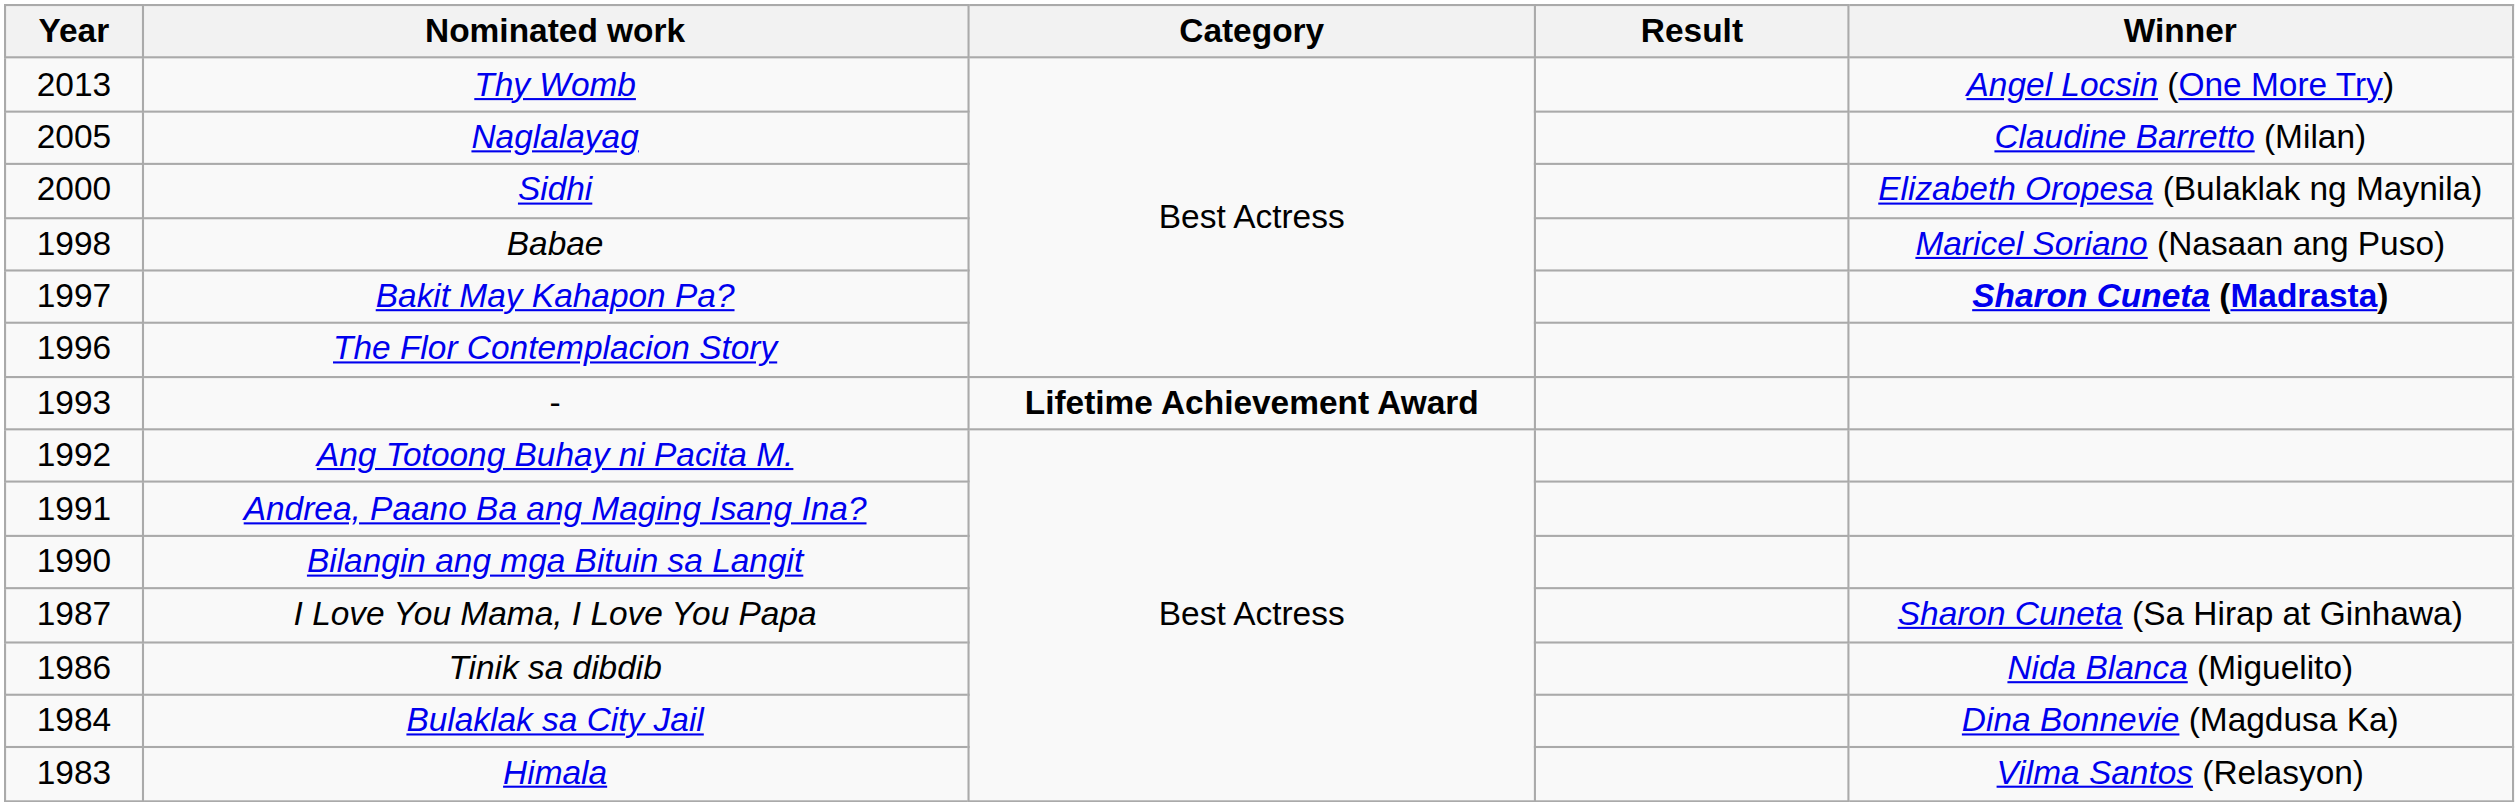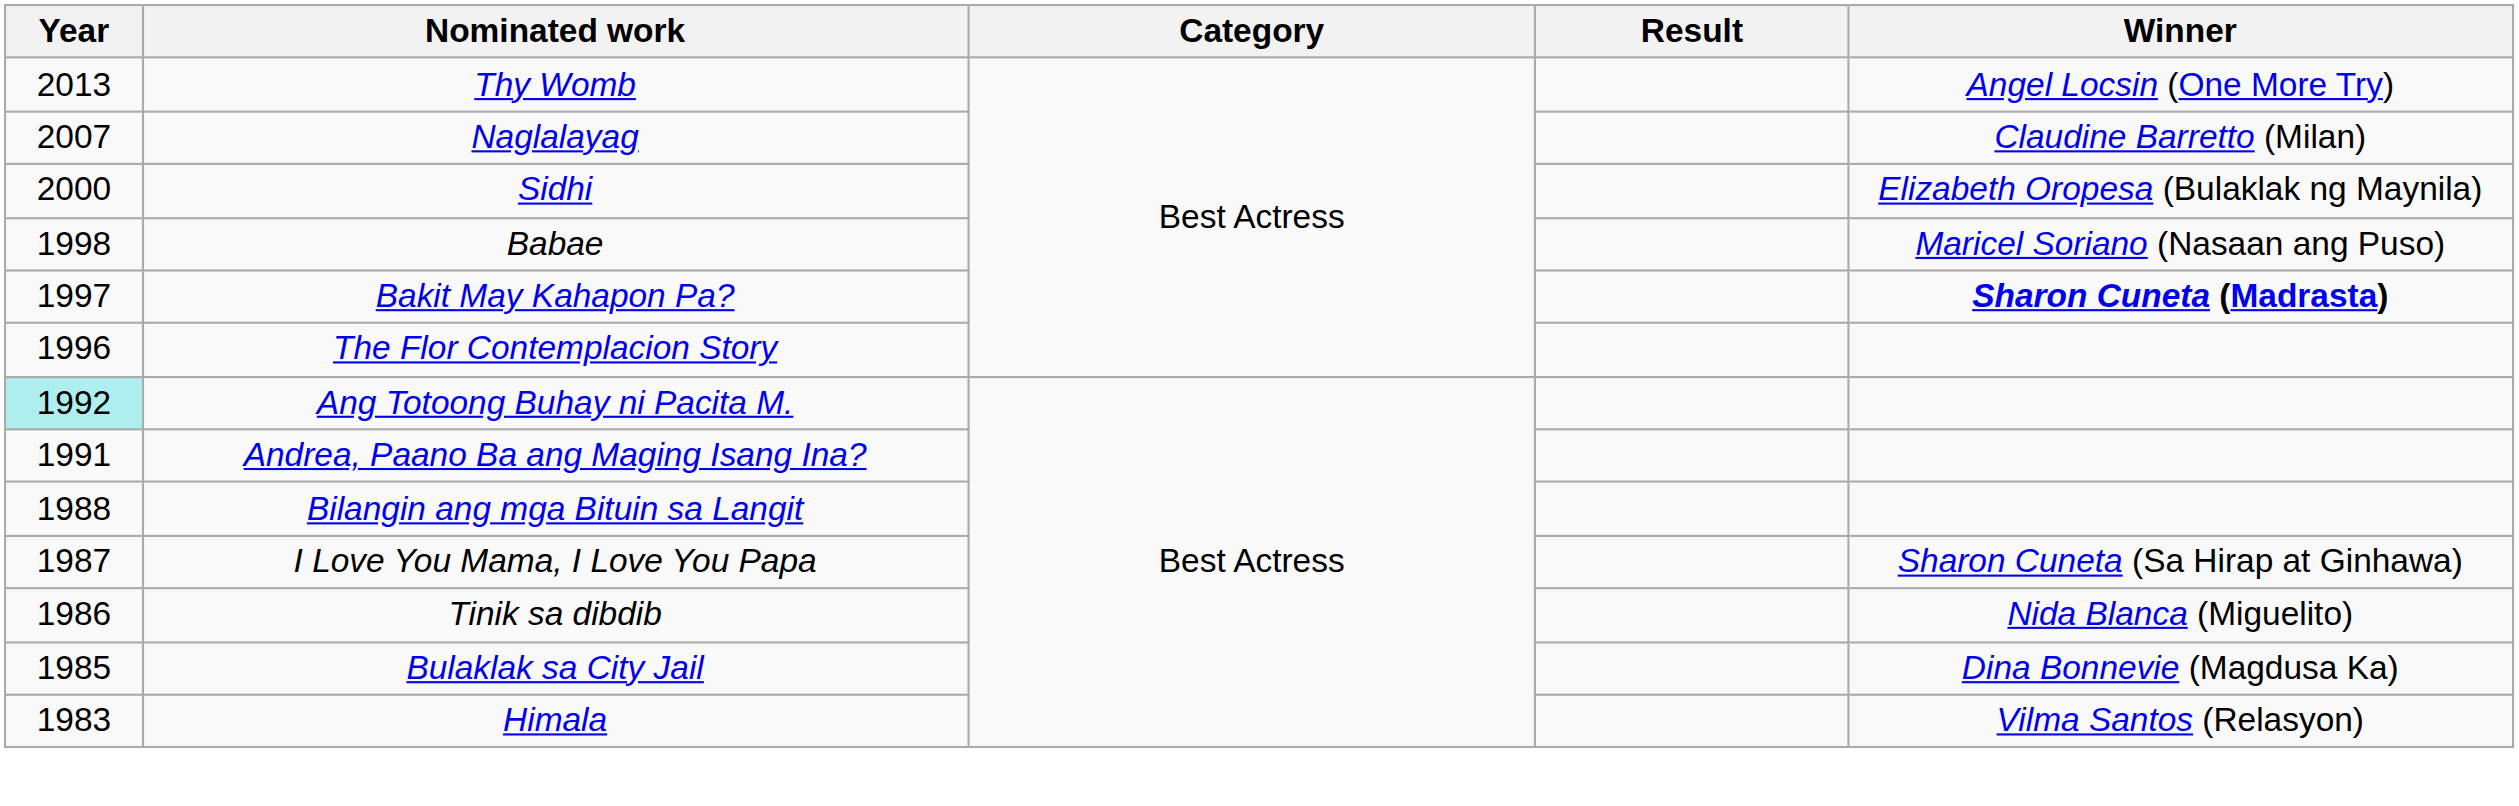(74, 137) 2005 -> (74, 137) 2007
- row: (555, 402)
(74, 455) no background -> (74, 402) paleturquoise background
(74, 561) 1990 -> (74, 508) 1988
(74, 720) 1984 -> (74, 667) 1985
